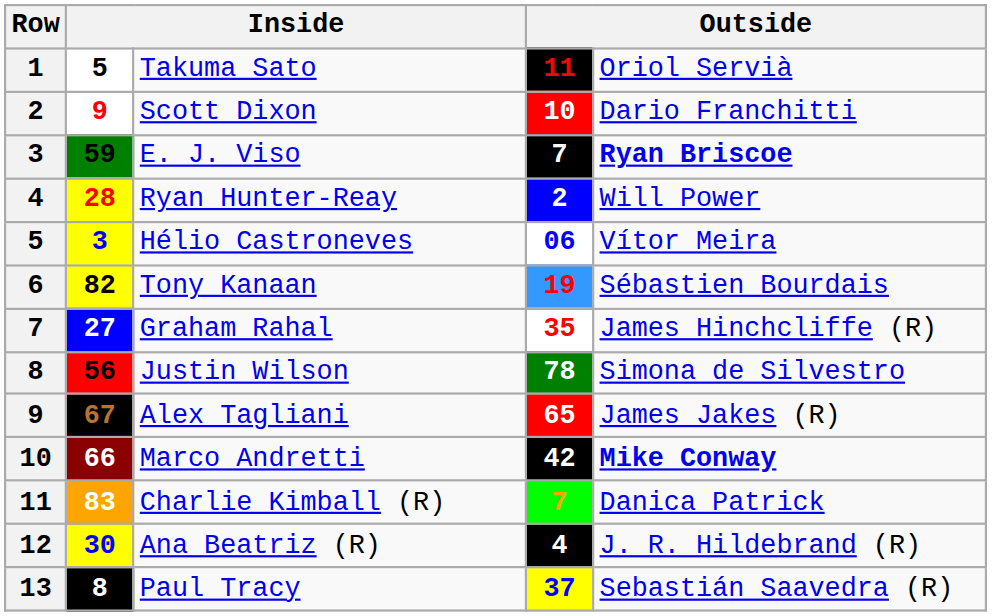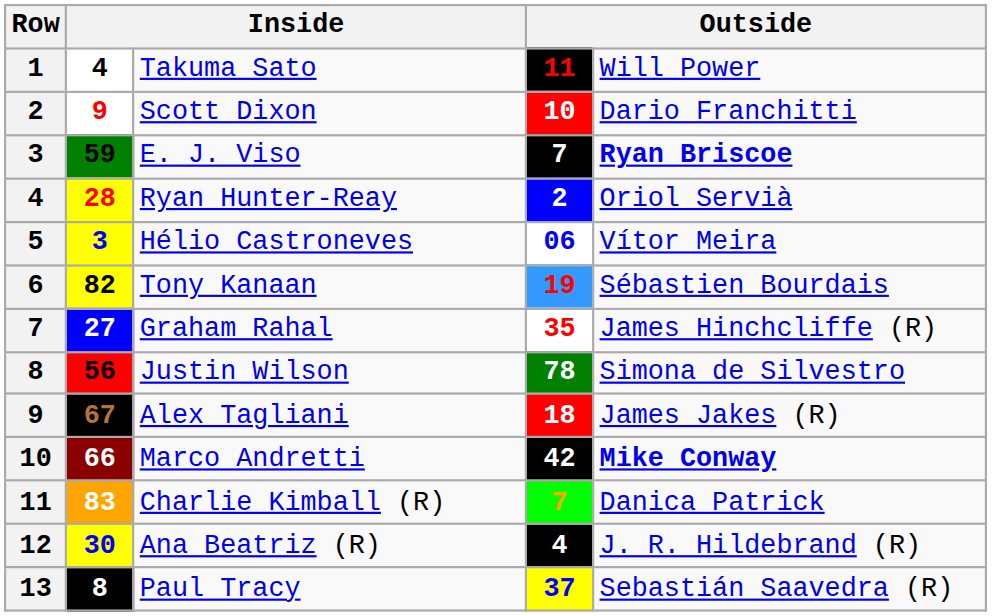(100, 70) 5 -> (100, 70) 4
(696, 70) Oriol Servià -> (680, 70) Will Power
(680, 200) Will Power -> (696, 200) Oriol Servià
(560, 416) 65 -> (560, 416) 18
